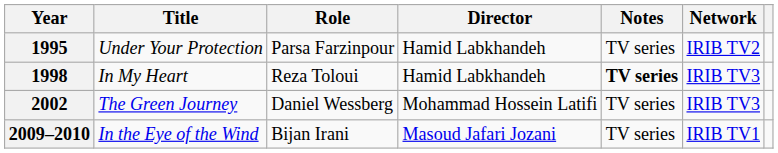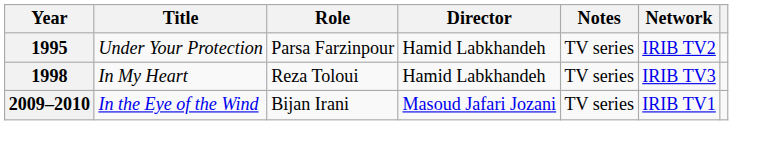(642, 76) bold -> (599, 76) normal
- row: (49, 104)
